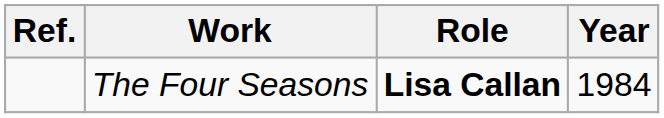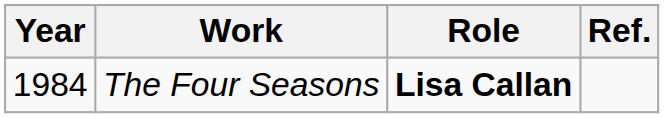columns swapped: (614, 31) <-> (45, 31)
